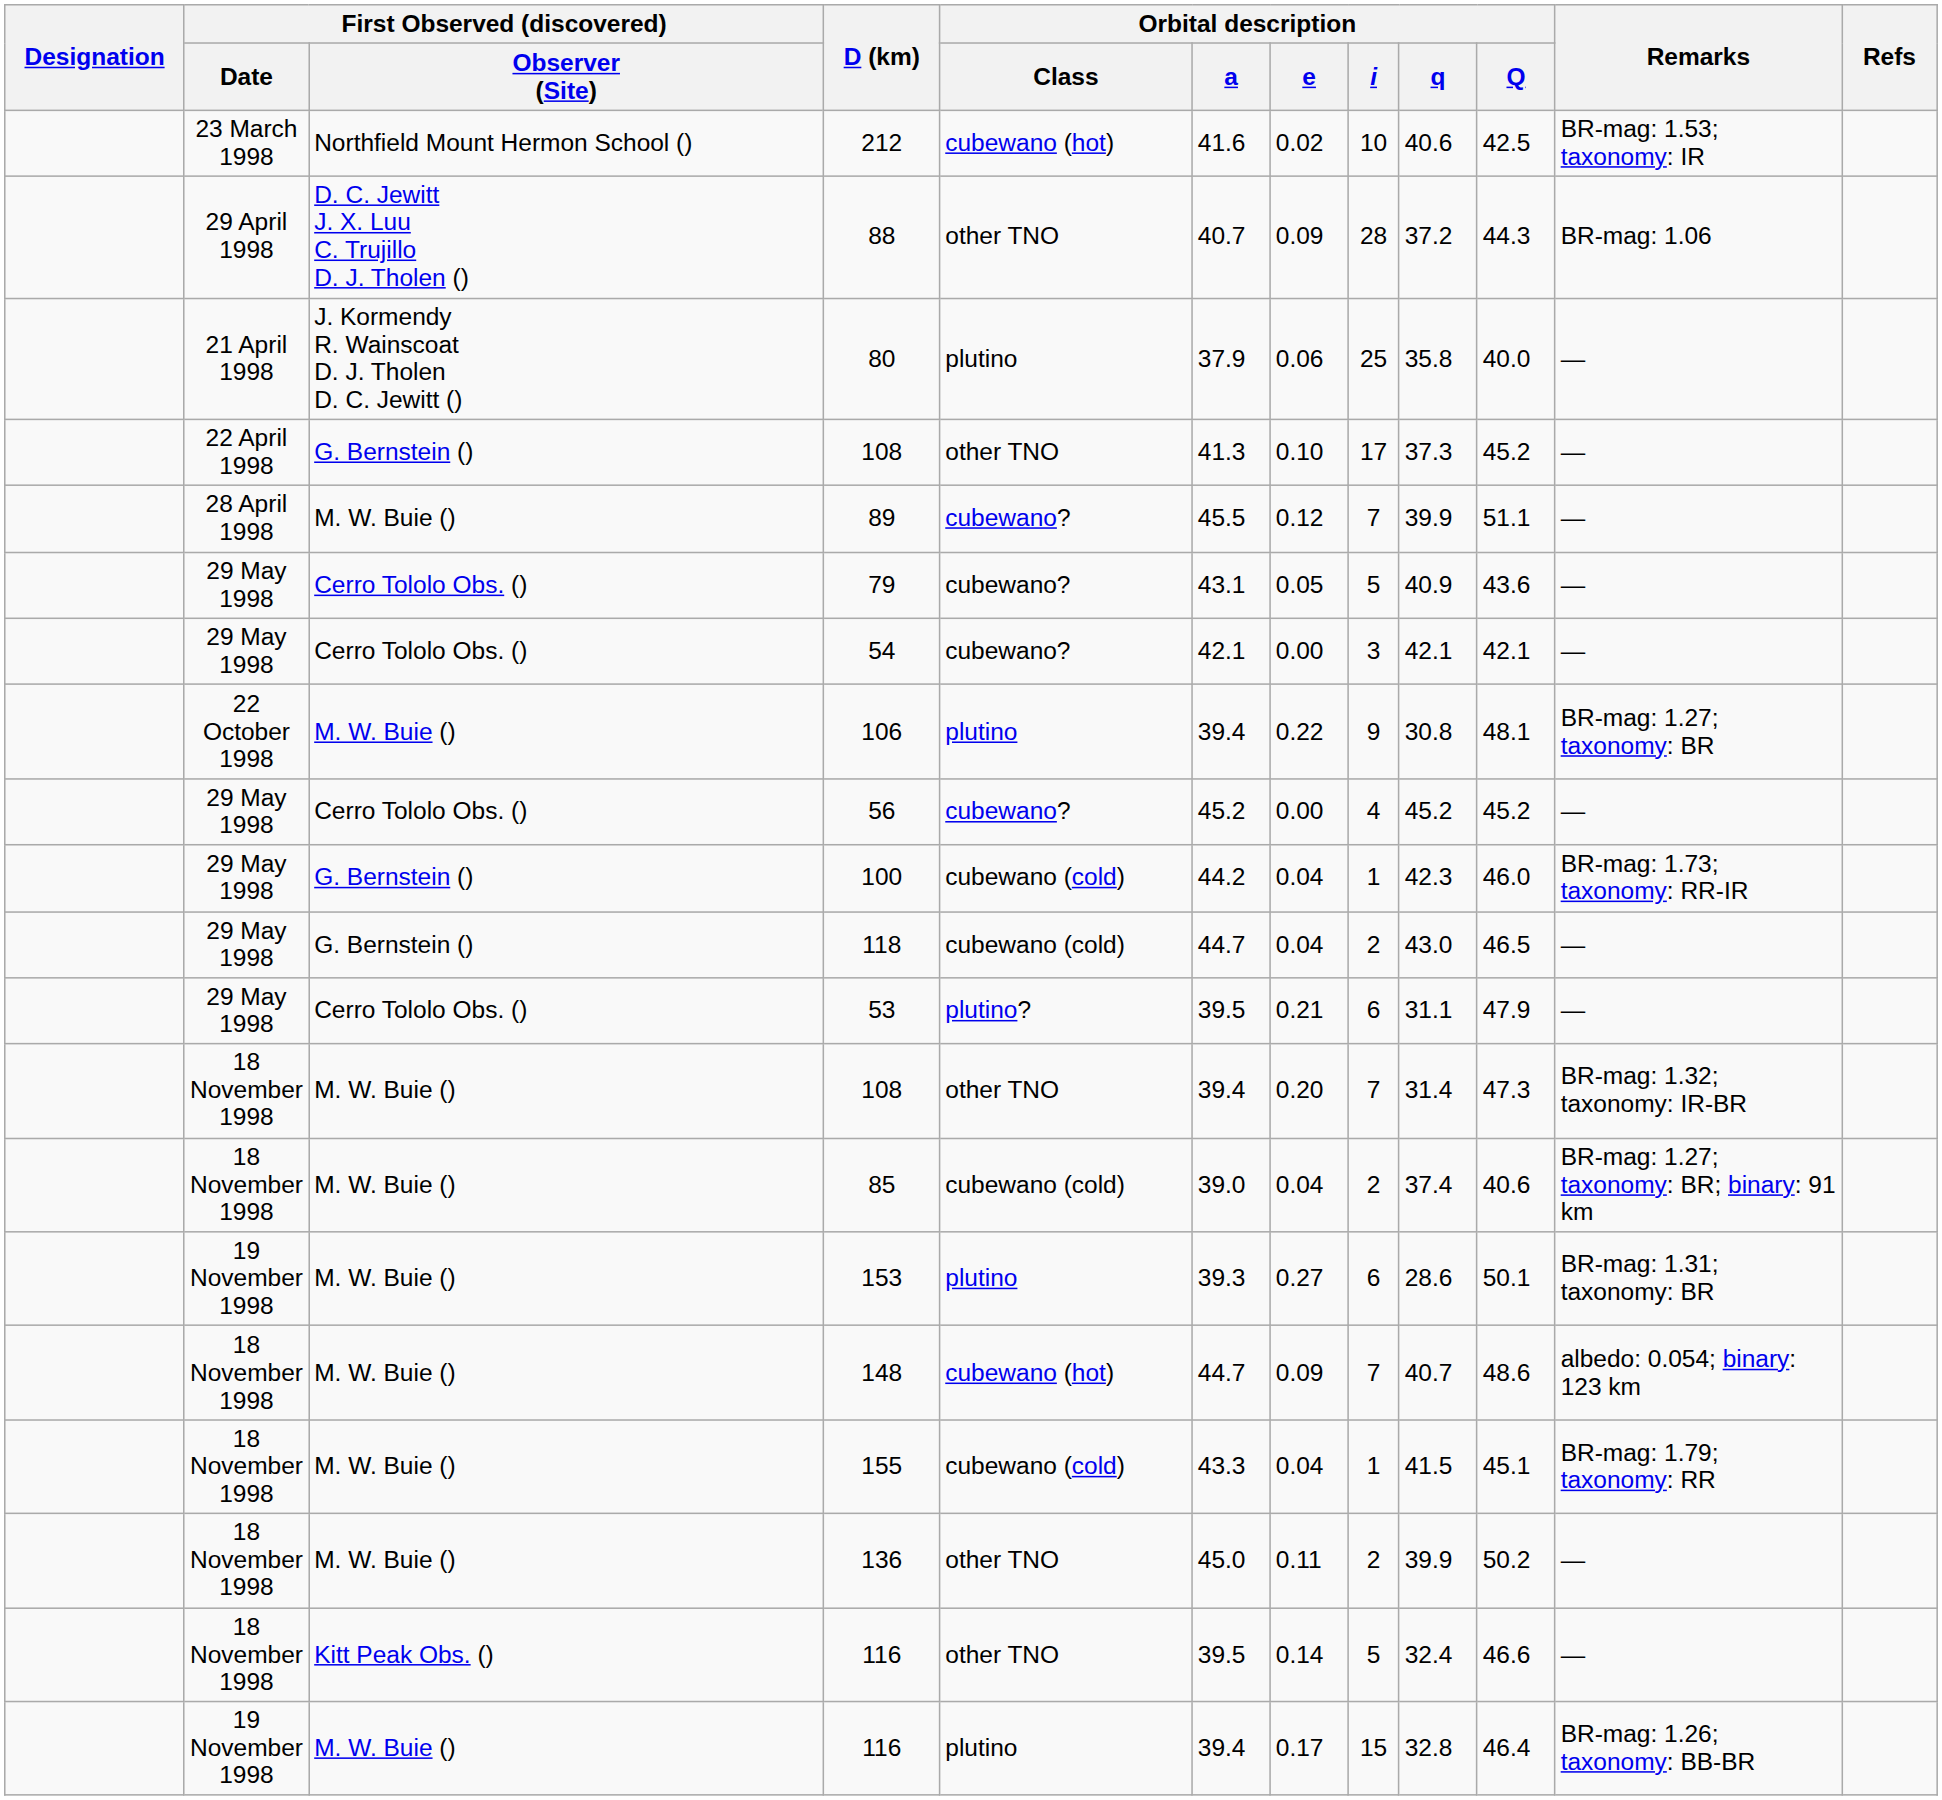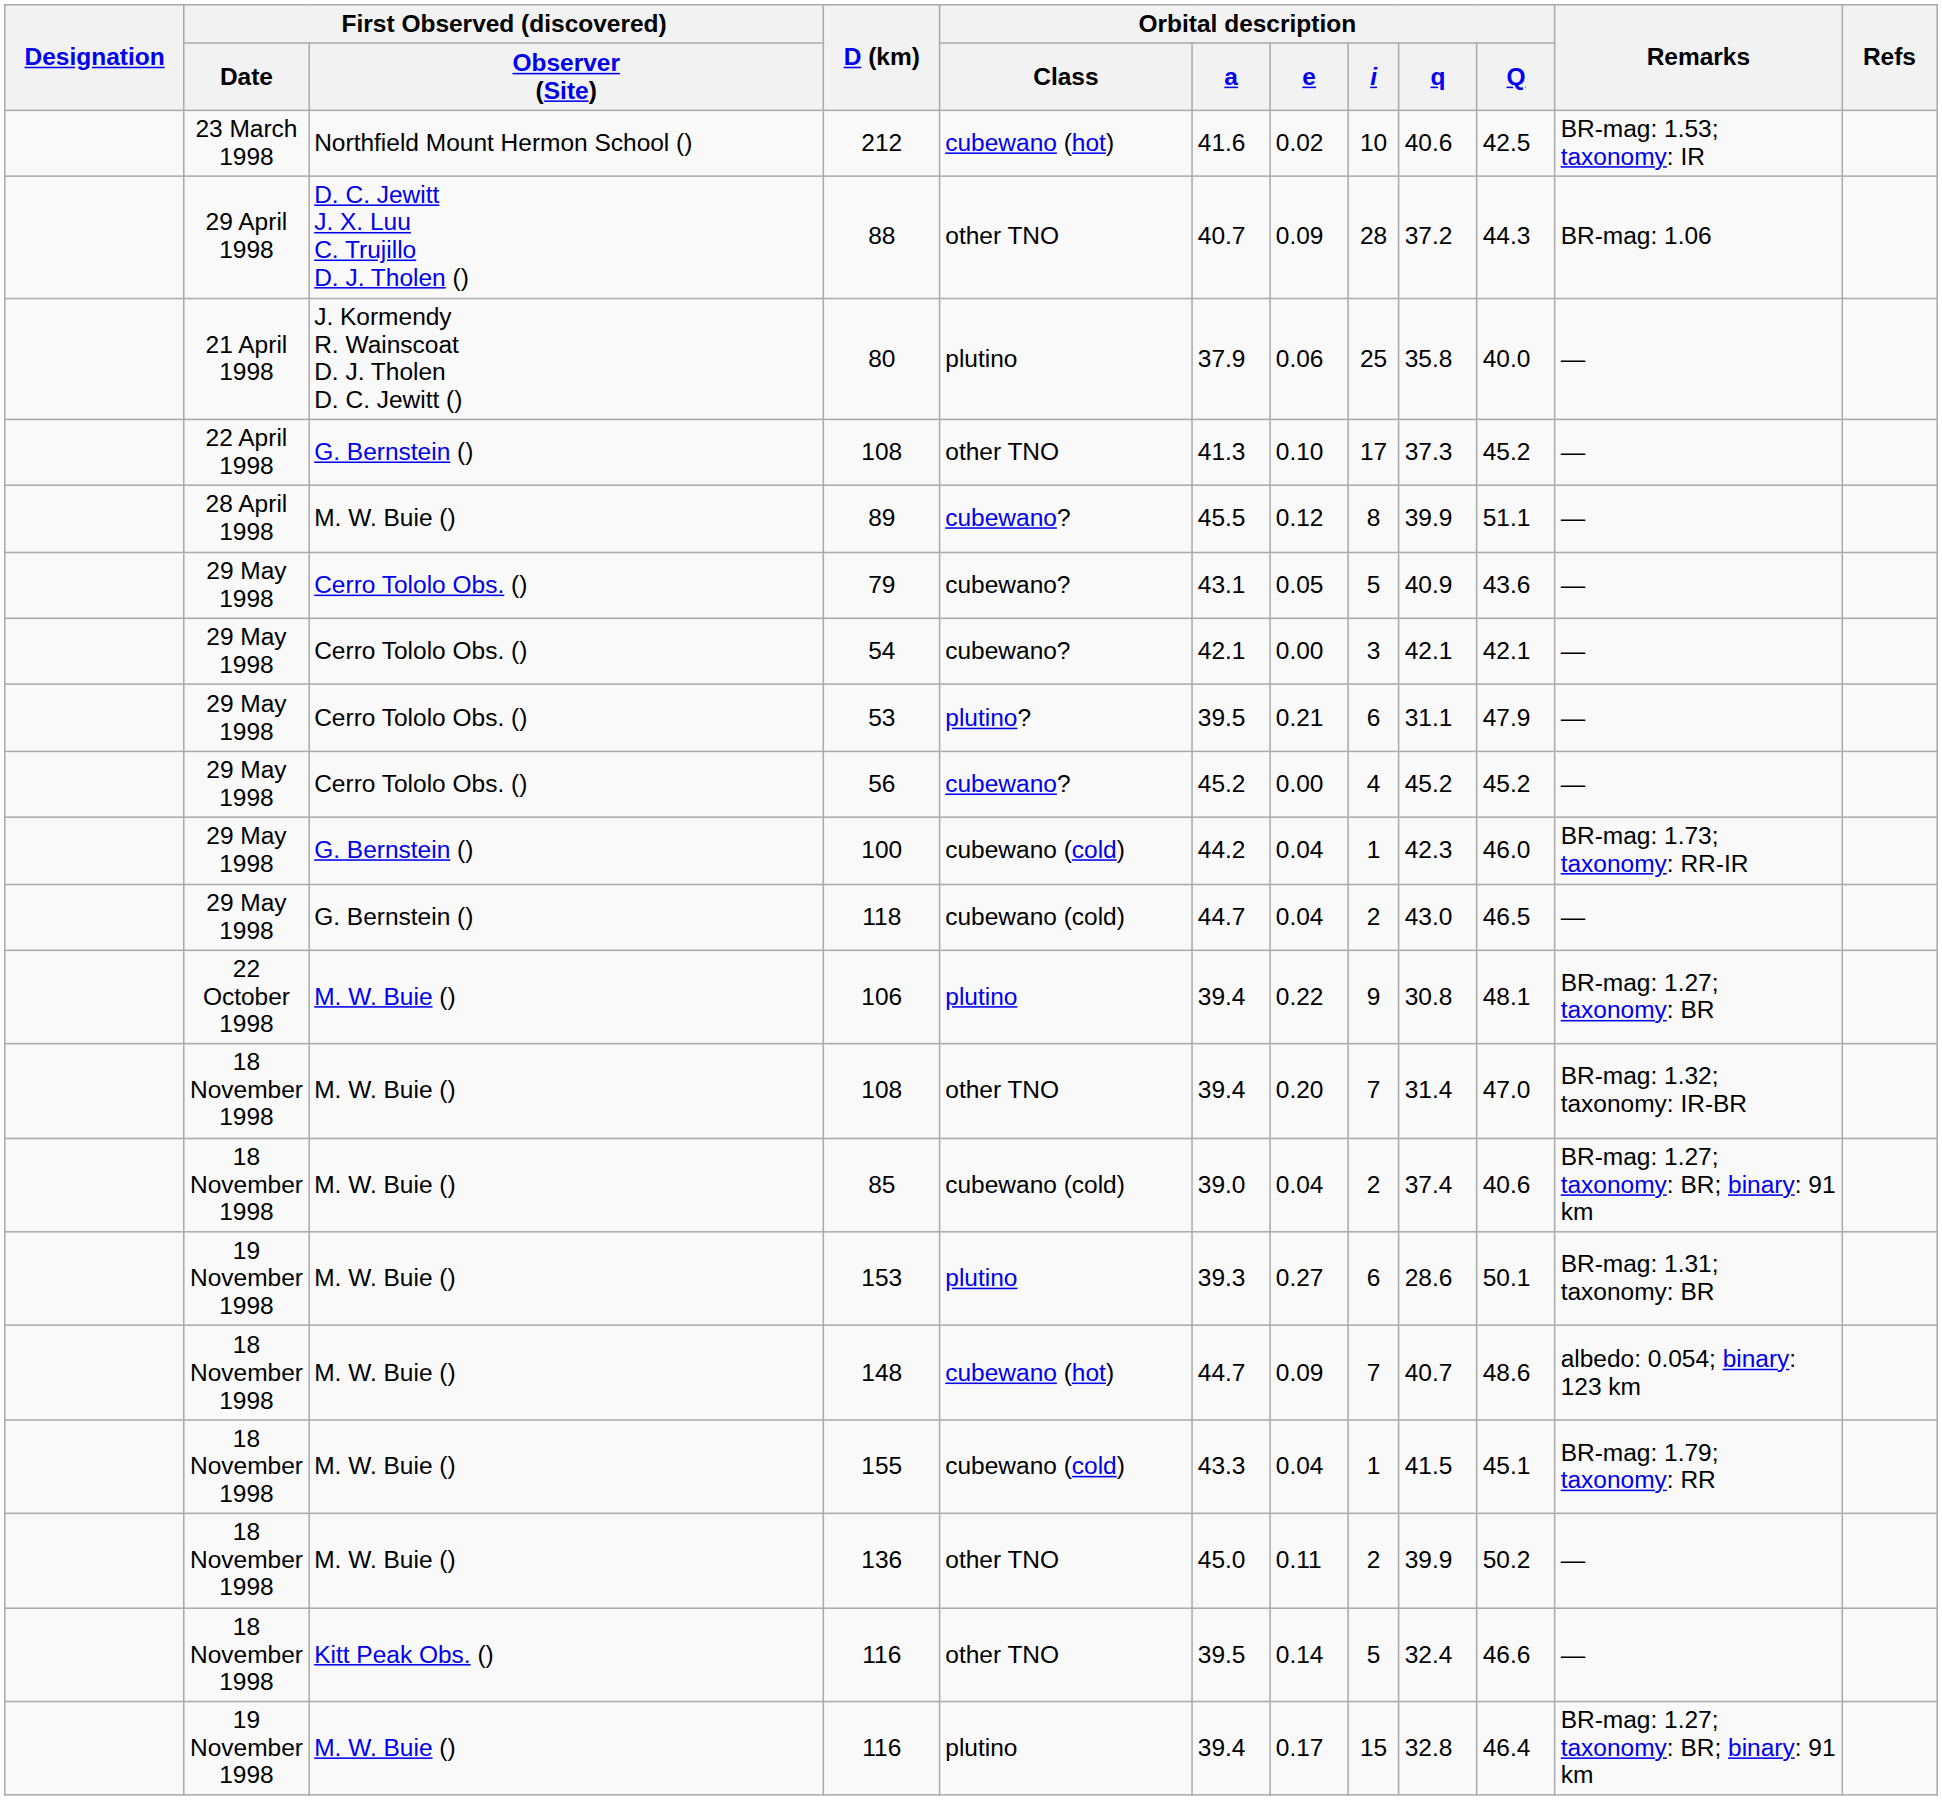(1374, 518) 7 -> (1374, 518) 8
rows swapped: (246, 1010) <-> (246, 731)
(1506, 1090) 47.3 -> (1506, 1090) 47.0
(1658, 1748) BR-mag: 1.26; taxonomy: BB-BR -> (1698, 1748) BR-mag: 1.27; taxonomy: BR; binary: 91 km
